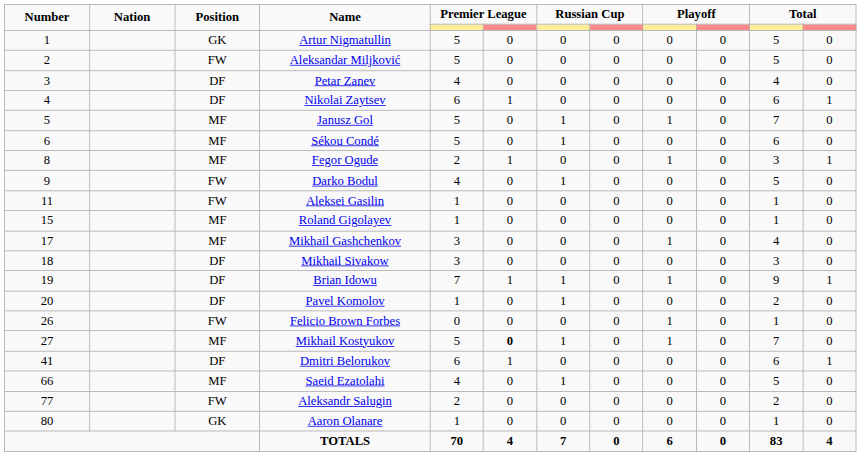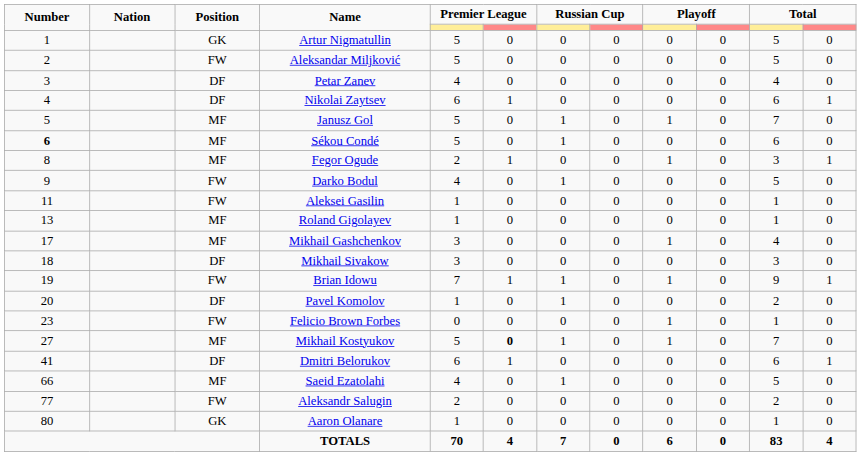(47, 140) normal -> (47, 140) bold
(47, 220) 15 -> (47, 220) 13
(217, 280) DF -> (217, 280) FW
(47, 321) 26 -> (47, 321) 23
